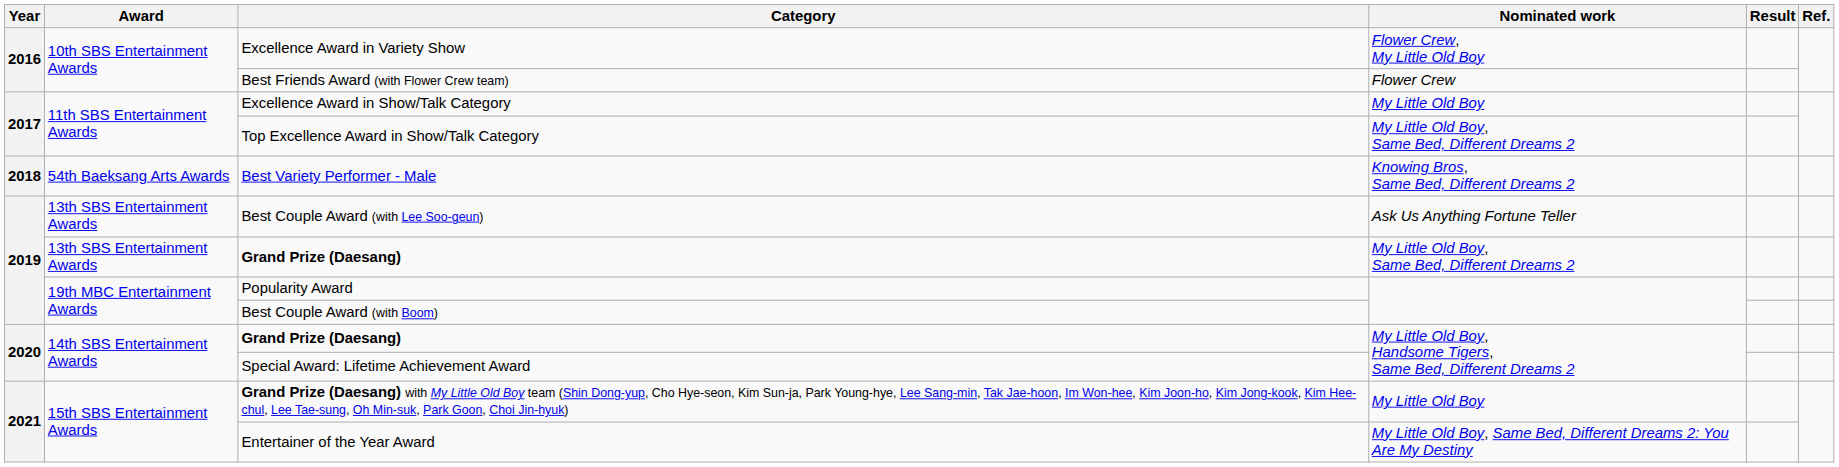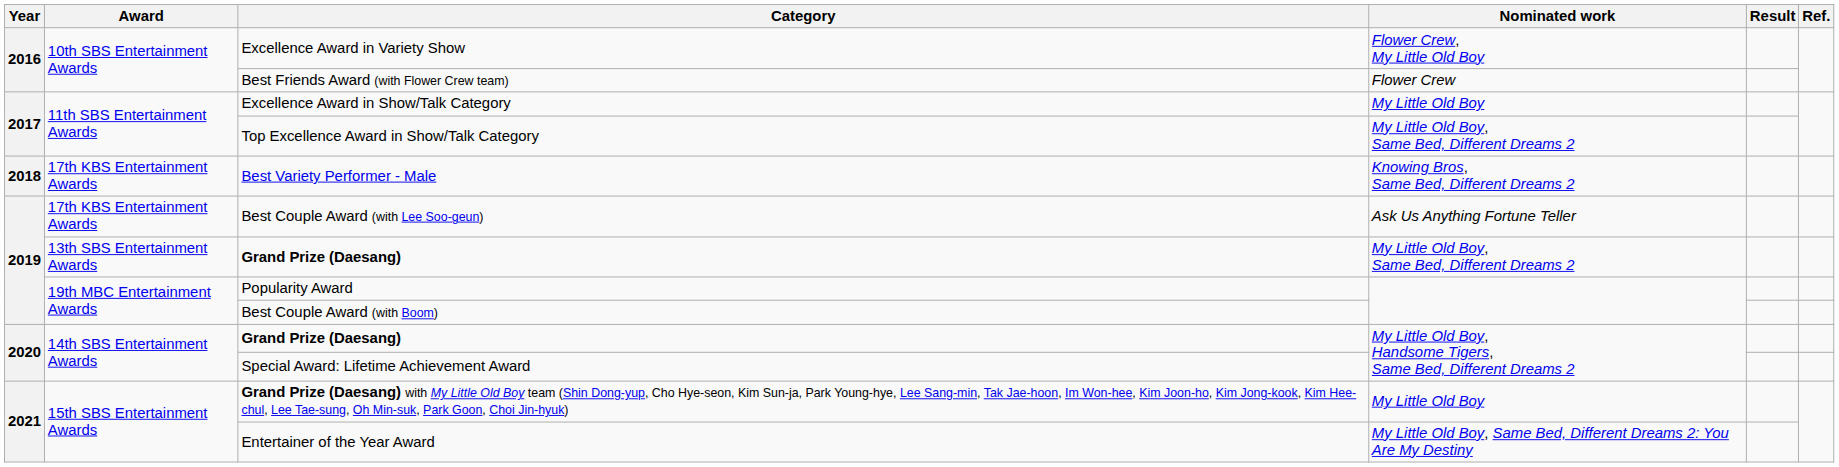(139, 176) 54th Baeksang Arts Awards -> (128, 176) 17th KBS Entertainment Awards
(128, 216) 13th SBS Entertainment Awards -> (128, 216) 17th KBS Entertainment Awards
